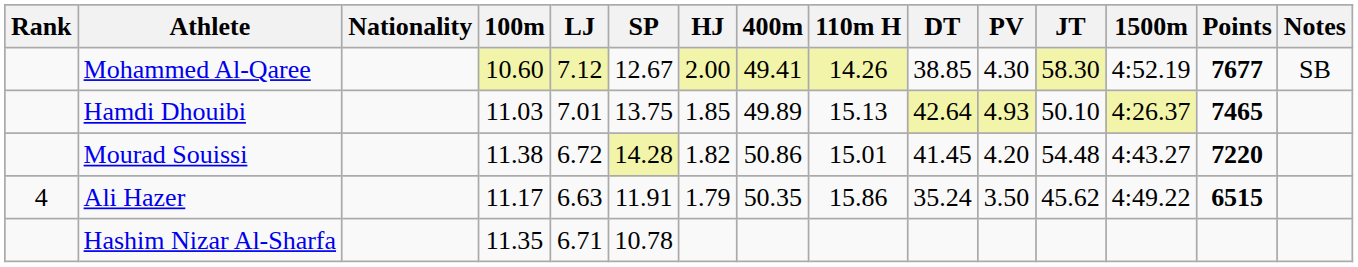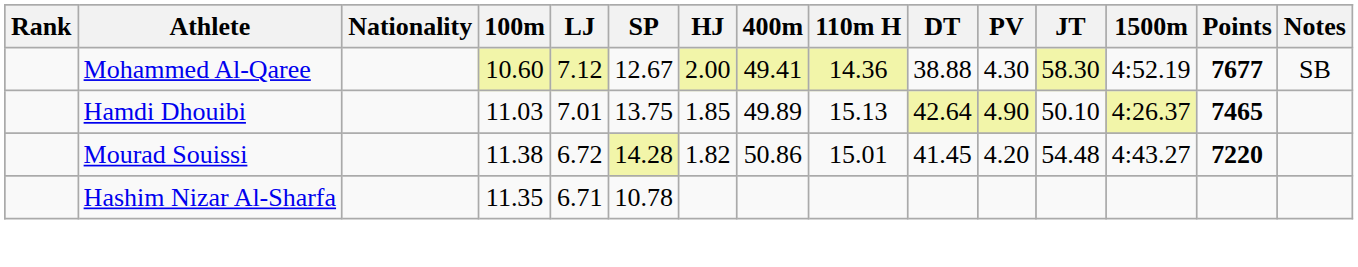(858, 68) 14.26 -> (858, 68) 14.36
(942, 68) 38.85 -> (942, 68) 38.88
(1006, 111) 4.93 -> (1006, 111) 4.90
- row: (134, 197)
